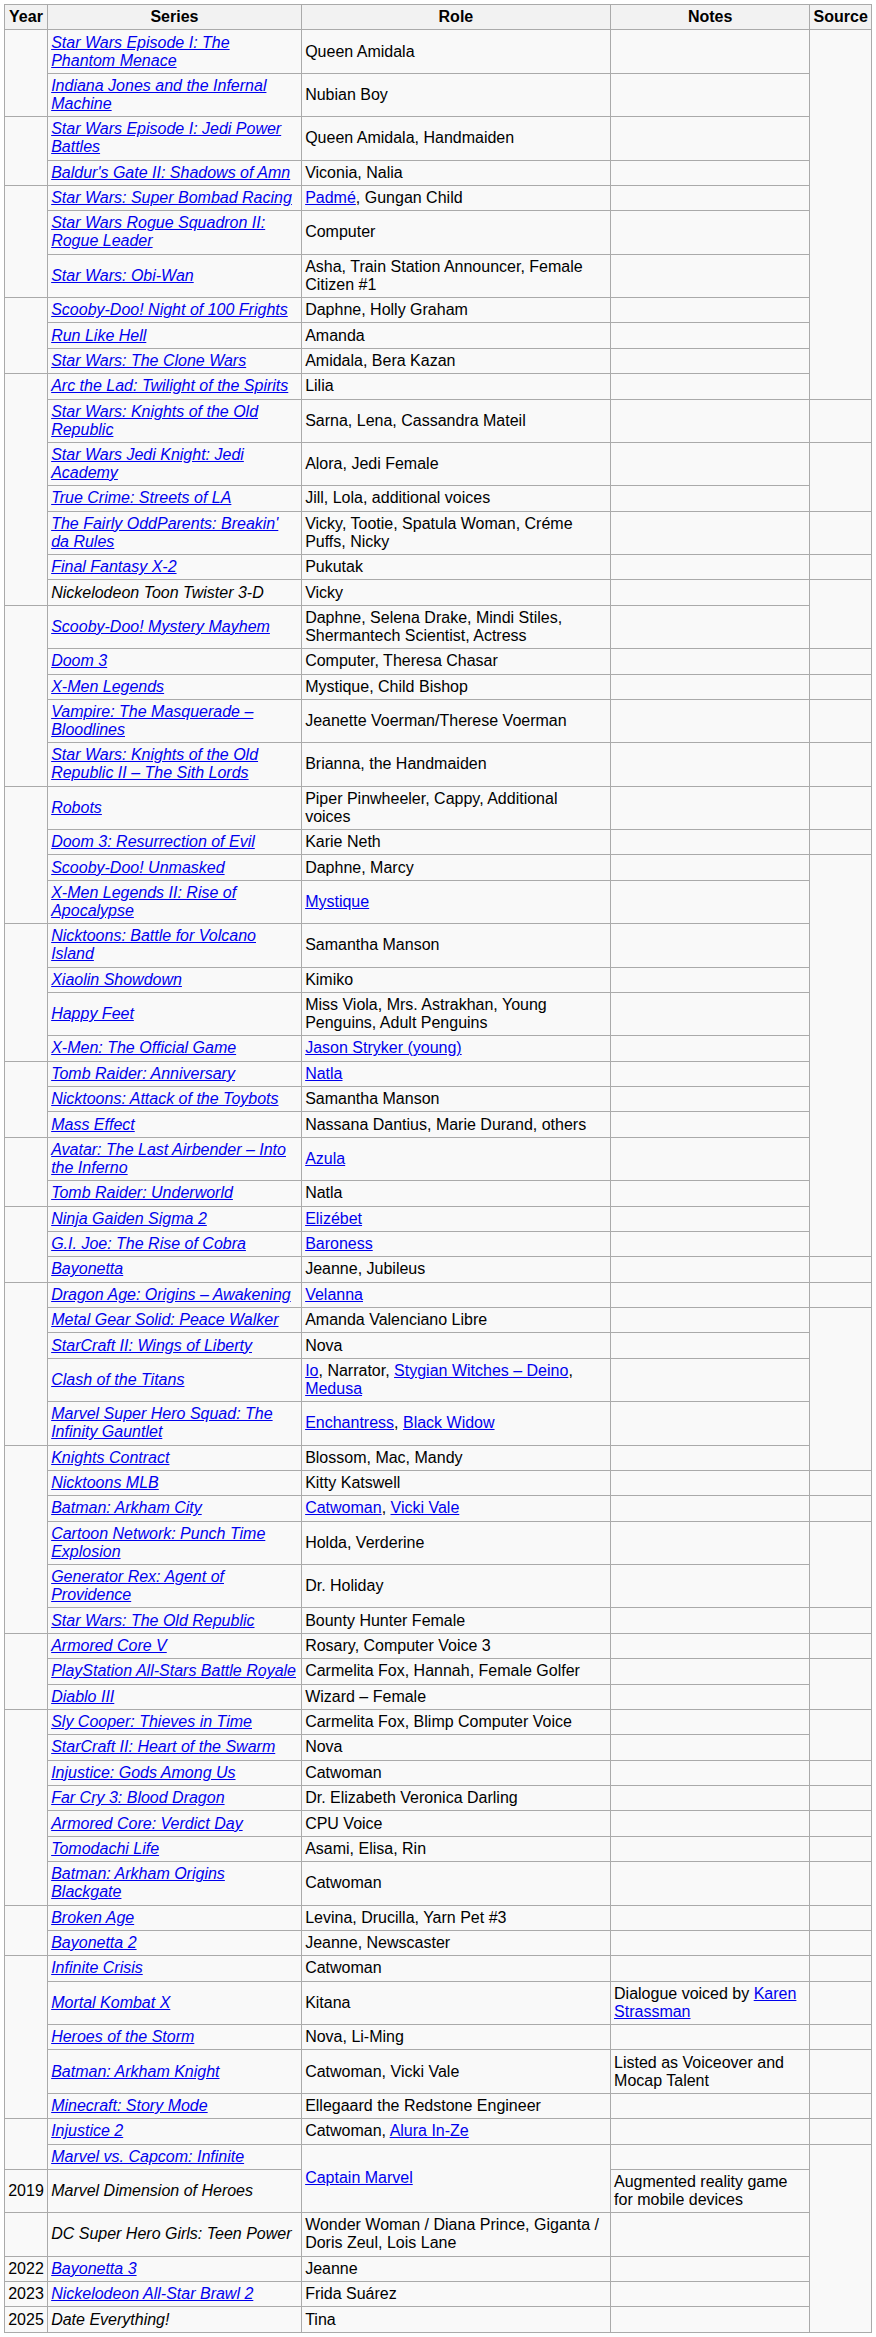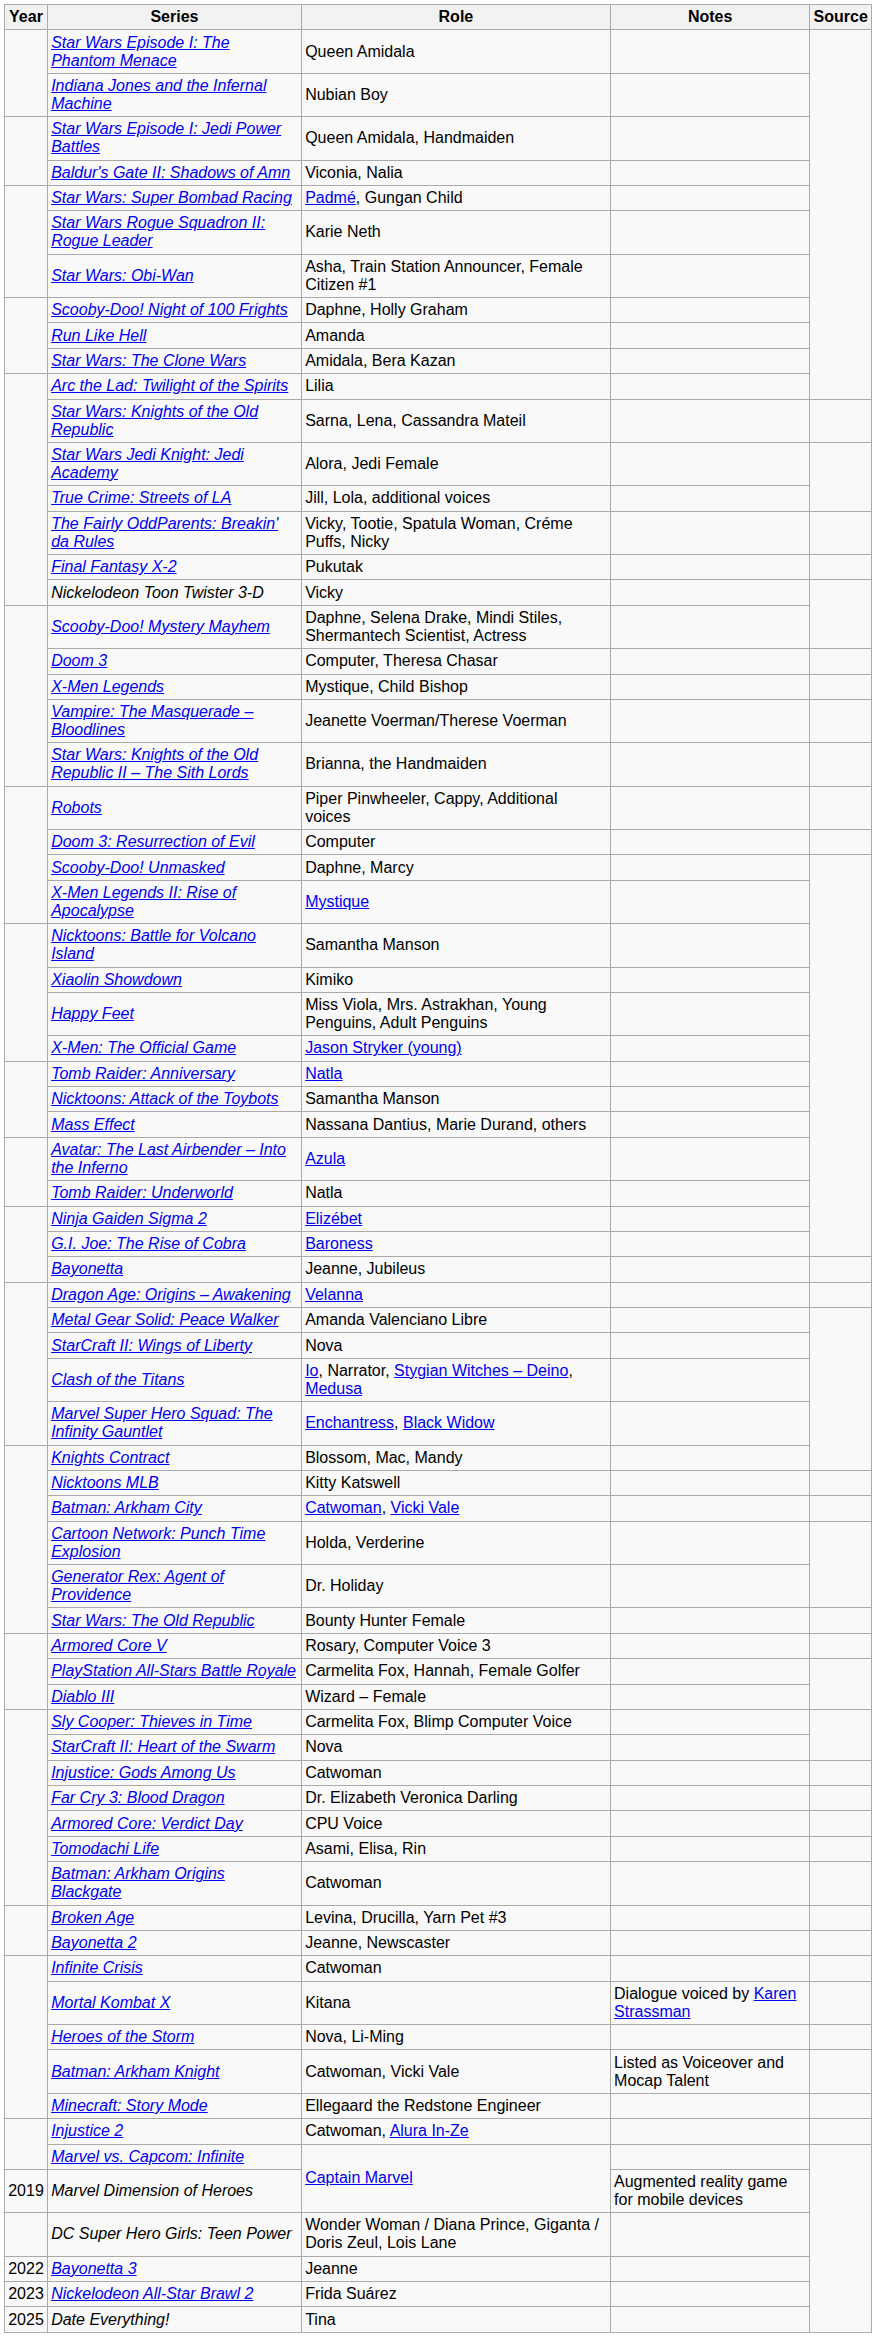(340, 232) Computer -> (343, 232) Karie Neth
(343, 842) Karie Neth -> (340, 842) Computer
